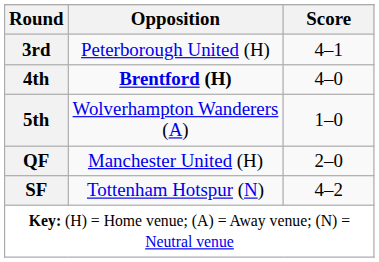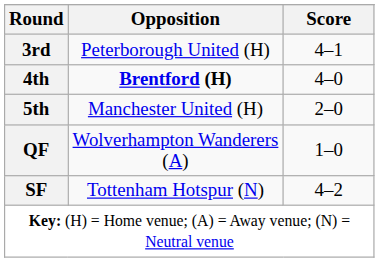(175, 119) Wolverhampton Wanderers (A) -> (175, 109) Manchester United (H)
(329, 119) 1–0 -> (329, 109) 2–0
(175, 160) Manchester United (H) -> (175, 149) Wolverhampton Wanderers (A)
(329, 160) 2–0 -> (329, 149) 1–0
